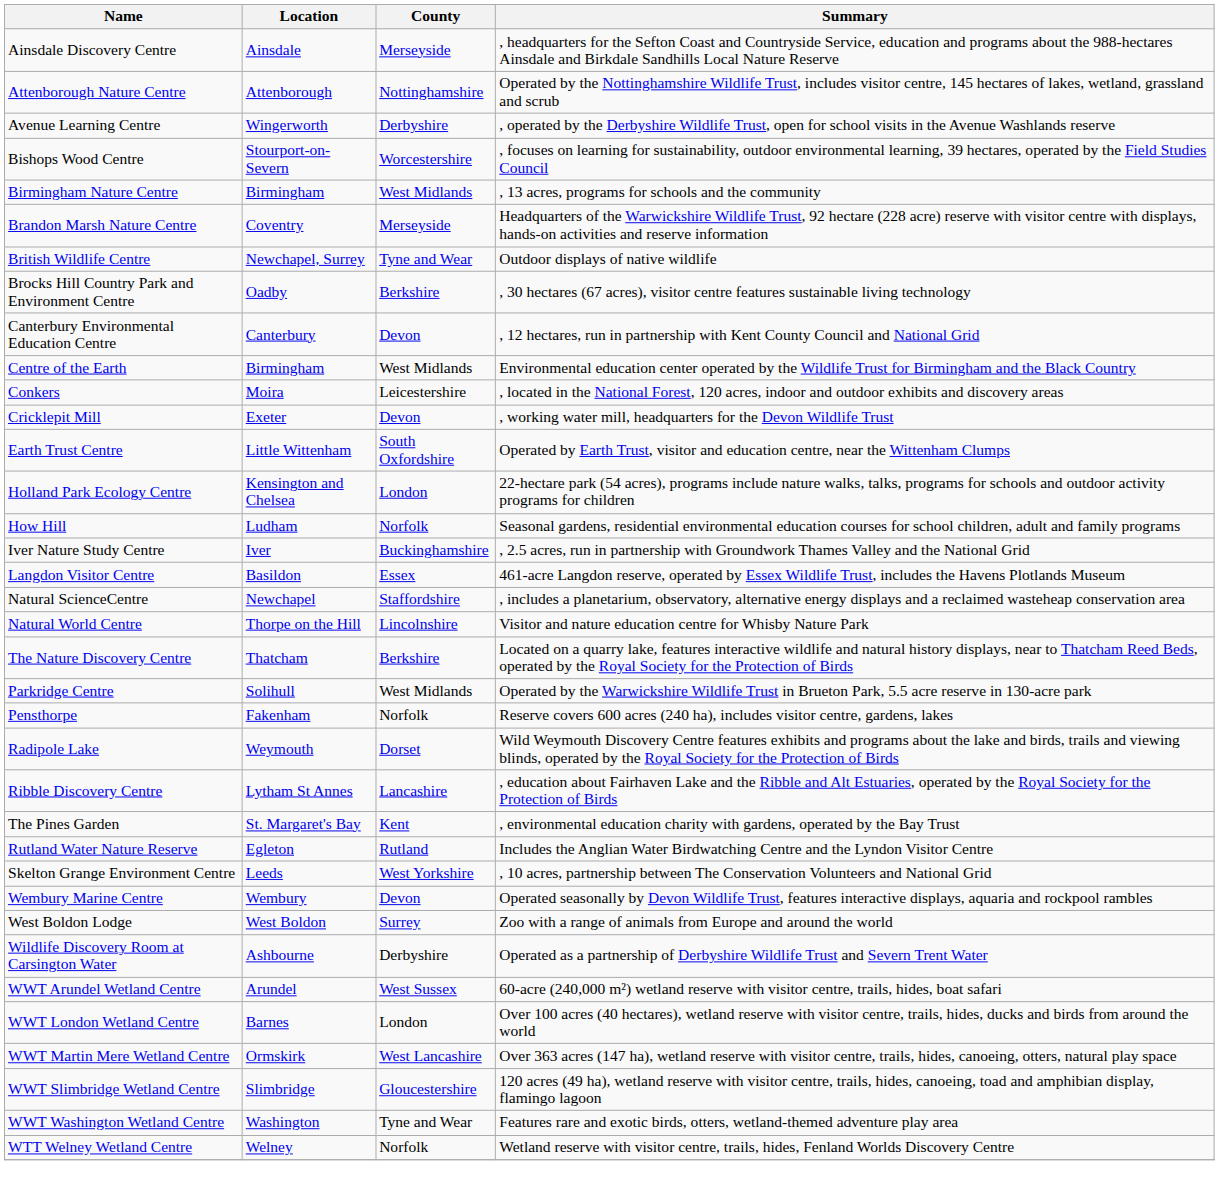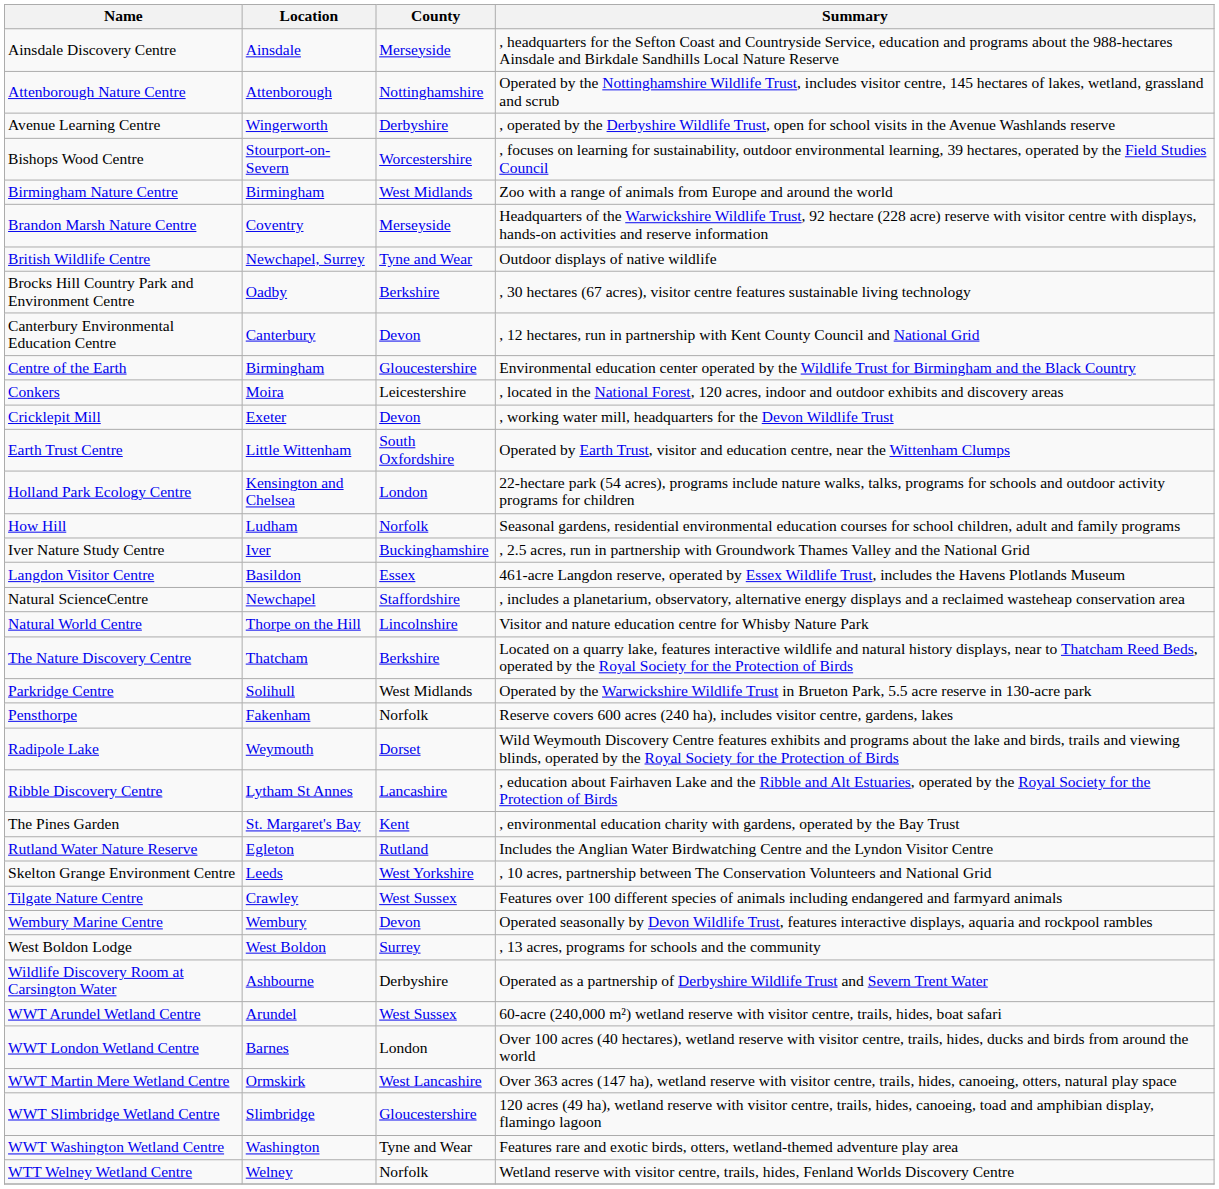(660, 192) , 13 acres, programs for schools and the community -> (696, 192) Zoo with a range of animals from Europe and around the world
(426, 367) West Midlands -> (428, 367) Gloucestershire
+ row: (75, 898)
(696, 922) Zoo with a range of animals from Europe and around the world -> (660, 947) , 13 acres, programs for schools and the community
